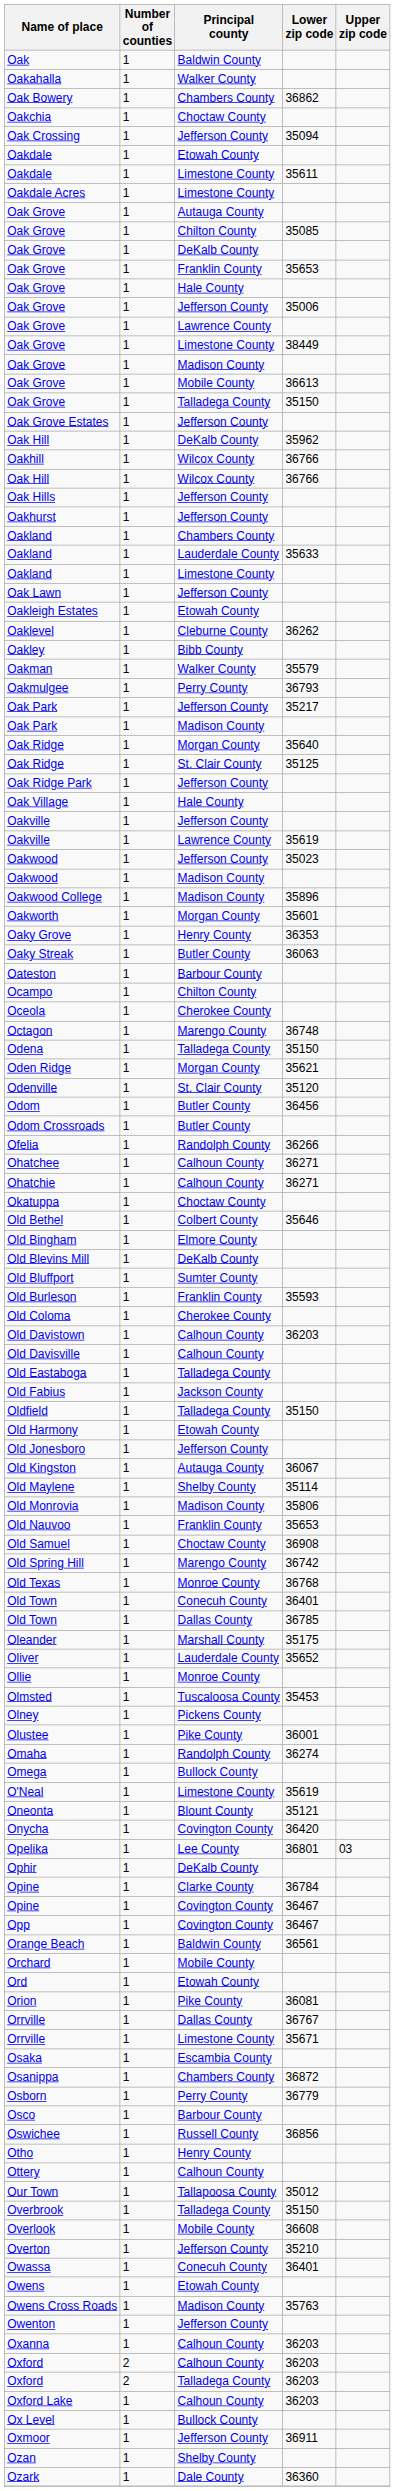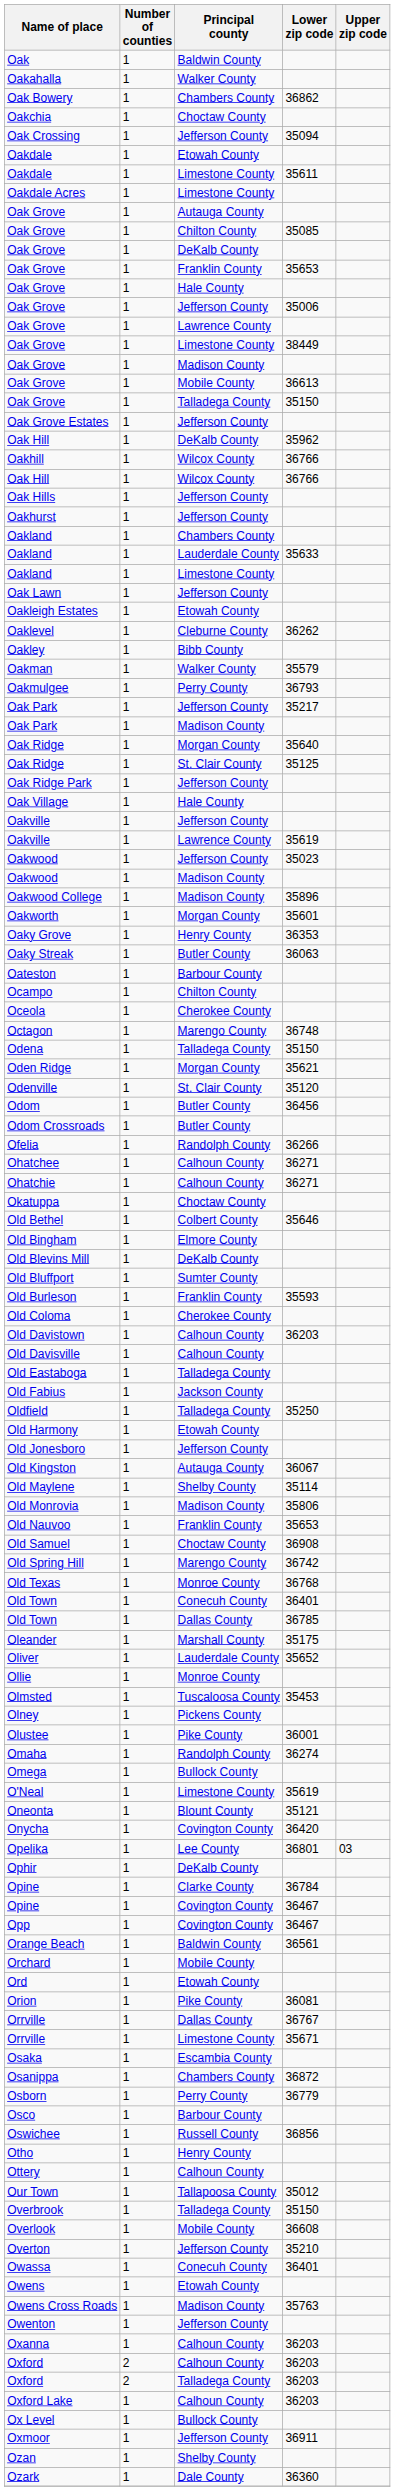(302, 1411) 35150 -> (302, 1411) 35250
